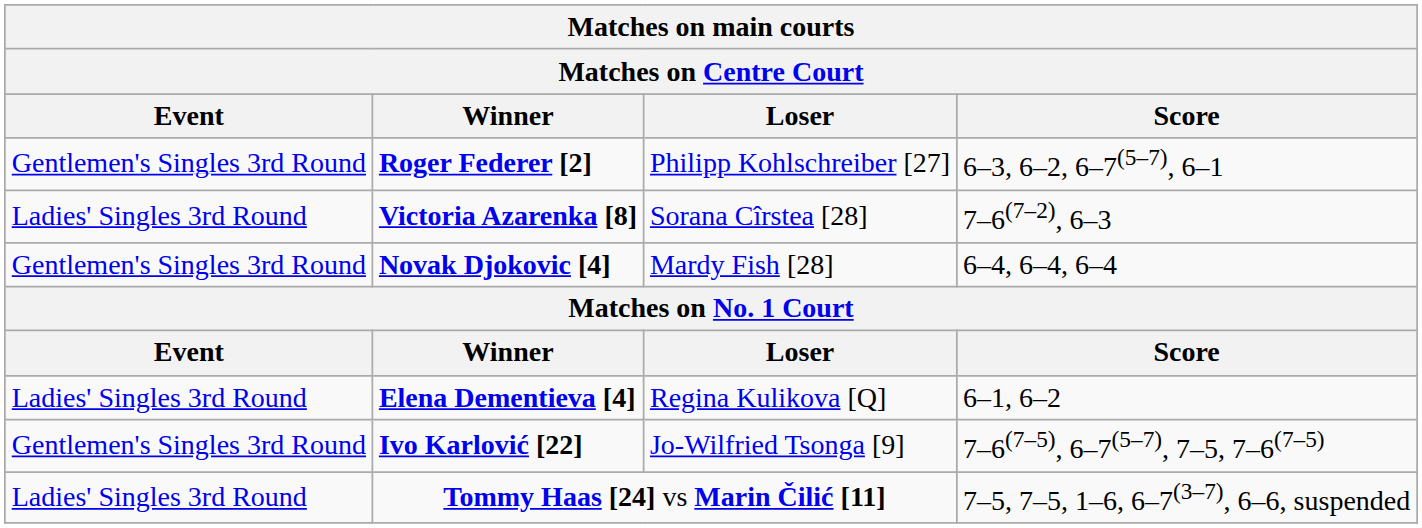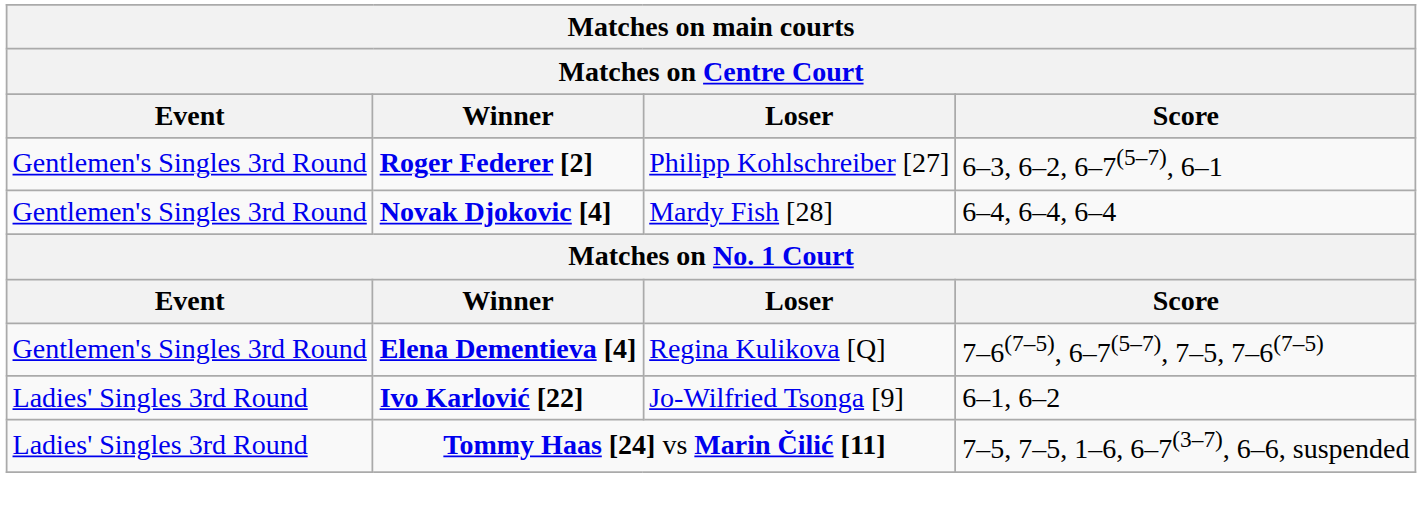- row: (508, 215)
(159, 397) Ladies' Singles 3rd Round -> (190, 348) Gentlemen's Singles 3rd Round
(1012, 397) 6–1, 6–2 -> (1143, 348) 7–6(7–5), 6–7(5–7), 7–5, 7–6(7–5)
(189, 445) Gentlemen's Singles 3rd Round -> (160, 397) Ladies' Singles 3rd Round
(1144, 445) 7–6(7–5), 6–7(5–7), 7–5, 7–6(7–5) -> (1011, 397) 6–1, 6–2
